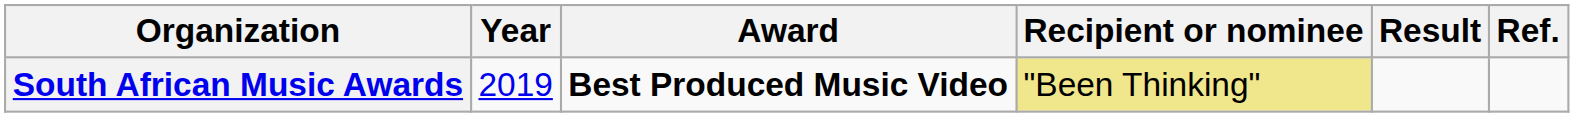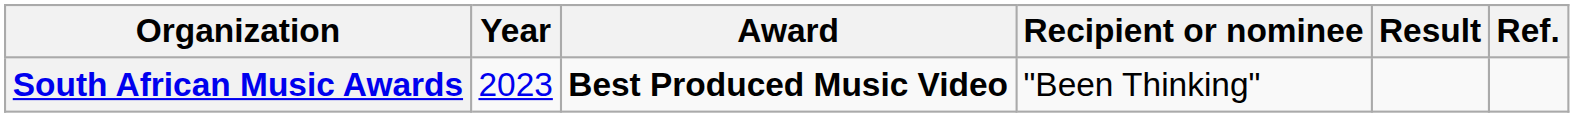(516, 84) 2019 -> (516, 84) 2023
(1142, 84) khaki background -> (1142, 84) no background
